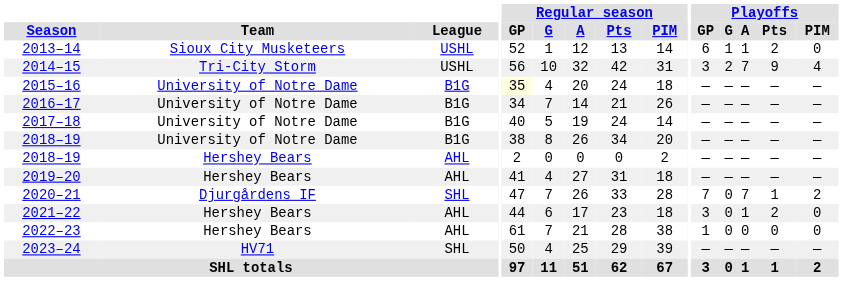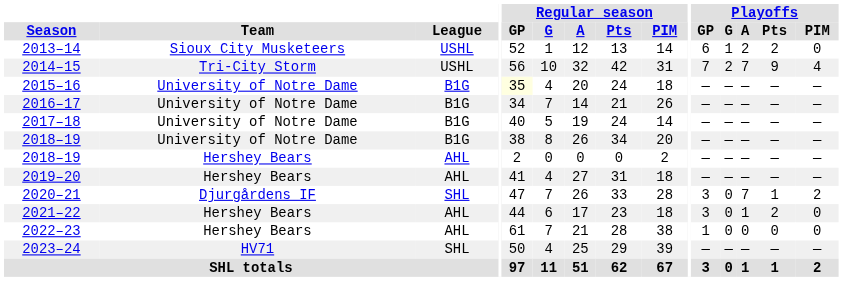(745, 49) 1 -> (745, 49) 2
(706, 68) 3 -> (706, 68) 7
(706, 195) 7 -> (706, 195) 3
